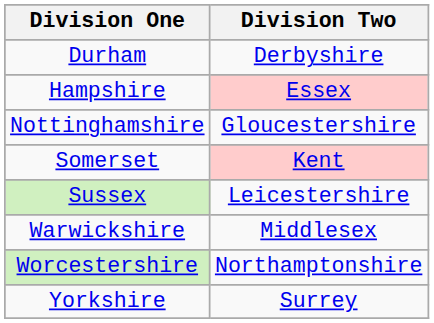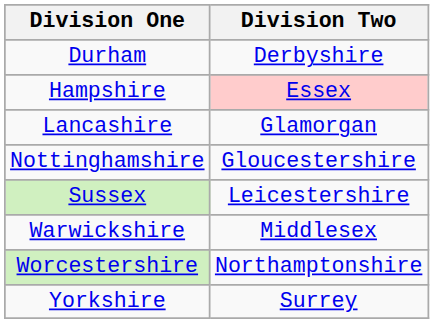+ row: (107, 127)
- row: (107, 162)
